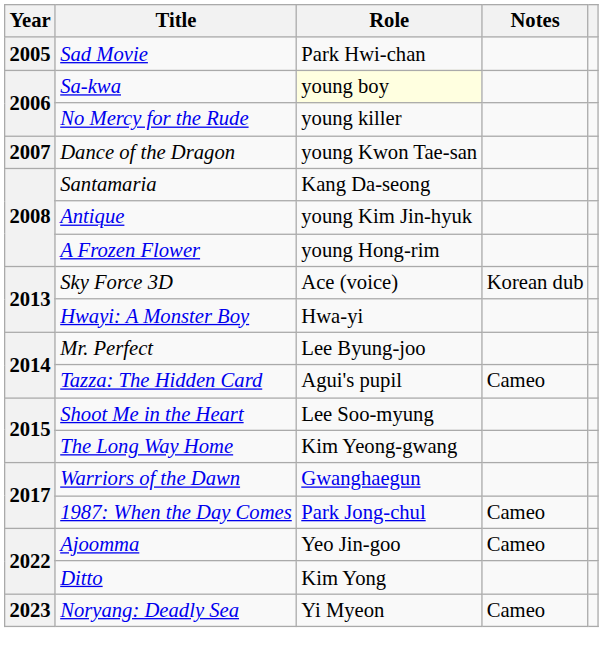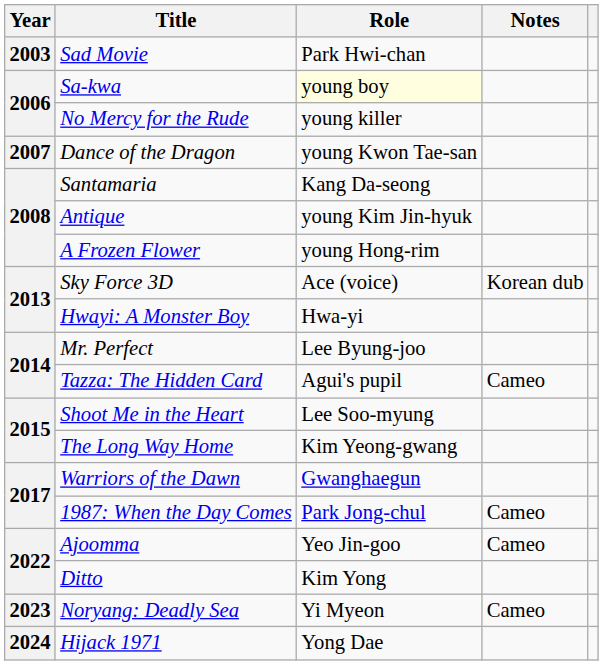(30, 53) 2005 -> (30, 53) 2003
+ row: (111, 642)
